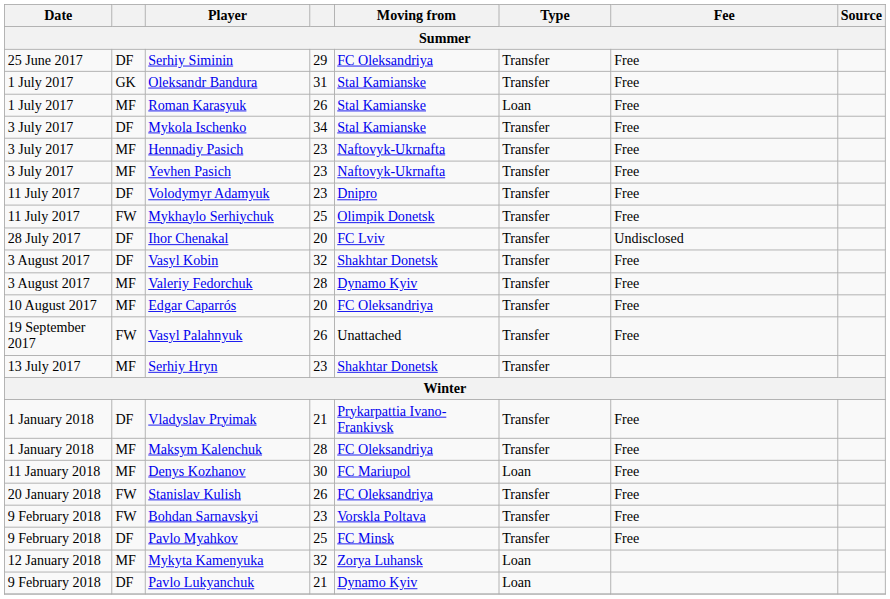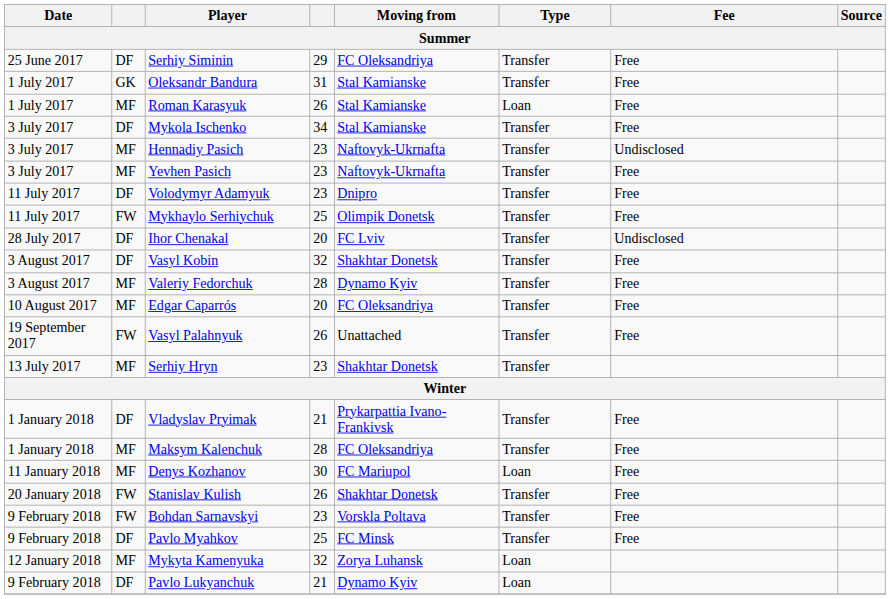(627, 149) Free -> (649, 149) Undisclosed
(385, 493) FC Oleksandriya -> (387, 493) Shakhtar Donetsk
